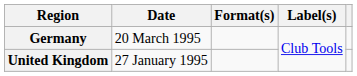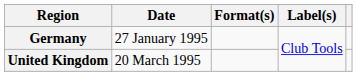(158, 37) 20 March 1995 -> (161, 37) 27 January 1995
(161, 60) 27 January 1995 -> (158, 60) 20 March 1995
